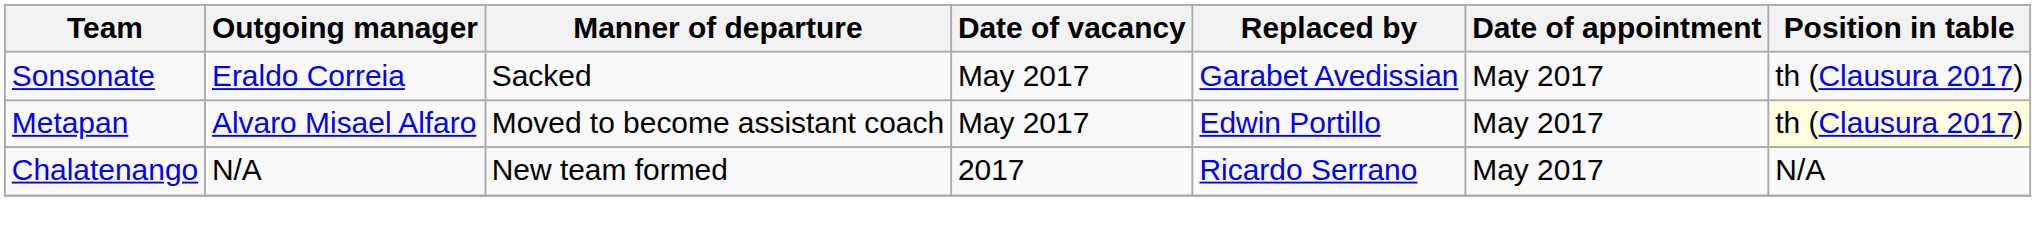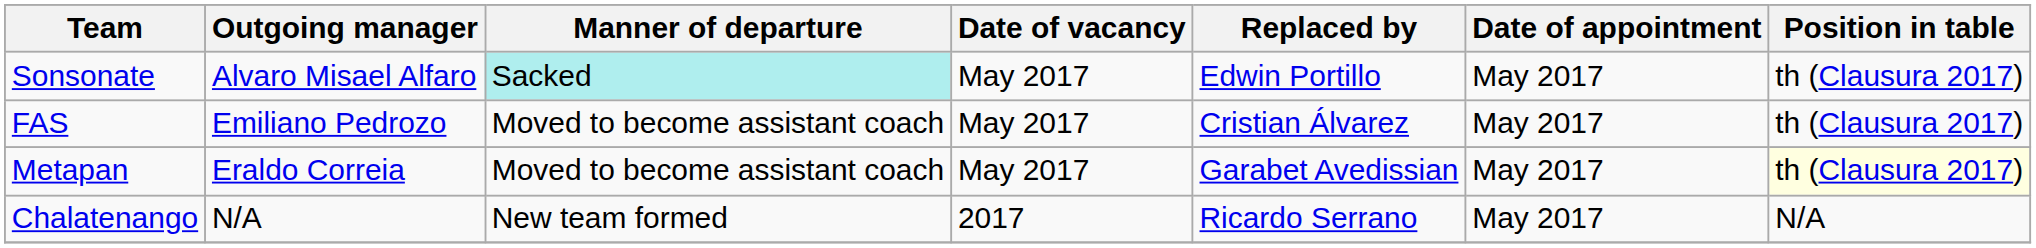(308, 75) Eraldo Correia -> (344, 75) Alvaro Misael Alfaro
(542, 75) no background -> (542, 75) paleturquoise background
(1329, 75) Garabet Avedissian -> (1290, 75) Edwin Portillo
+ row: (40, 123)
(344, 123) Alvaro Misael Alfaro -> (308, 170) Eraldo Correia
(1290, 123) Edwin Portillo -> (1329, 170) Garabet Avedissian
